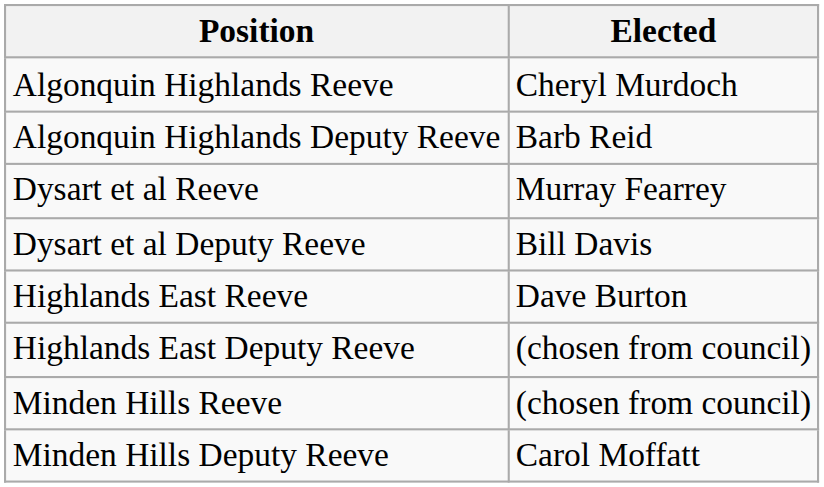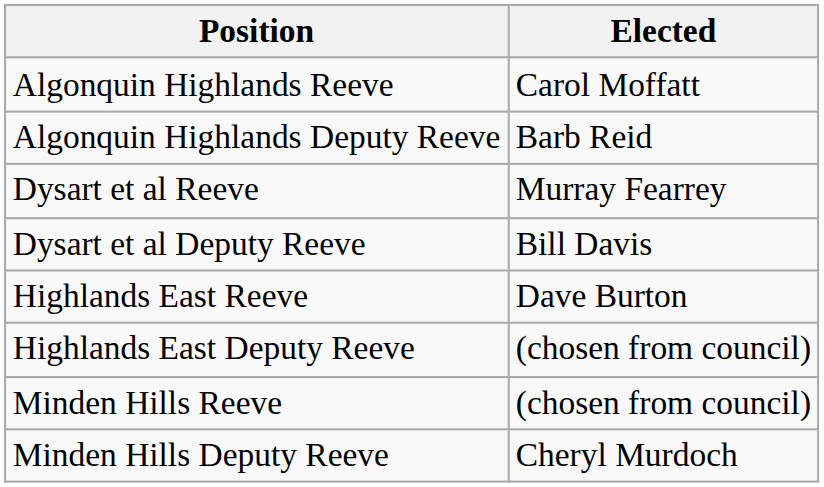(627, 84) Cheryl Murdoch -> (608, 84) Carol Moffatt
(608, 455) Carol Moffatt -> (627, 455) Cheryl Murdoch
